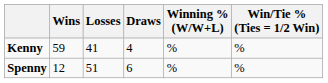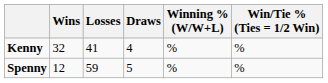(59, 48) 59 -> (59, 48) 32
(92, 68) 51 -> (92, 68) 59
(129, 68) 6 -> (129, 68) 5
